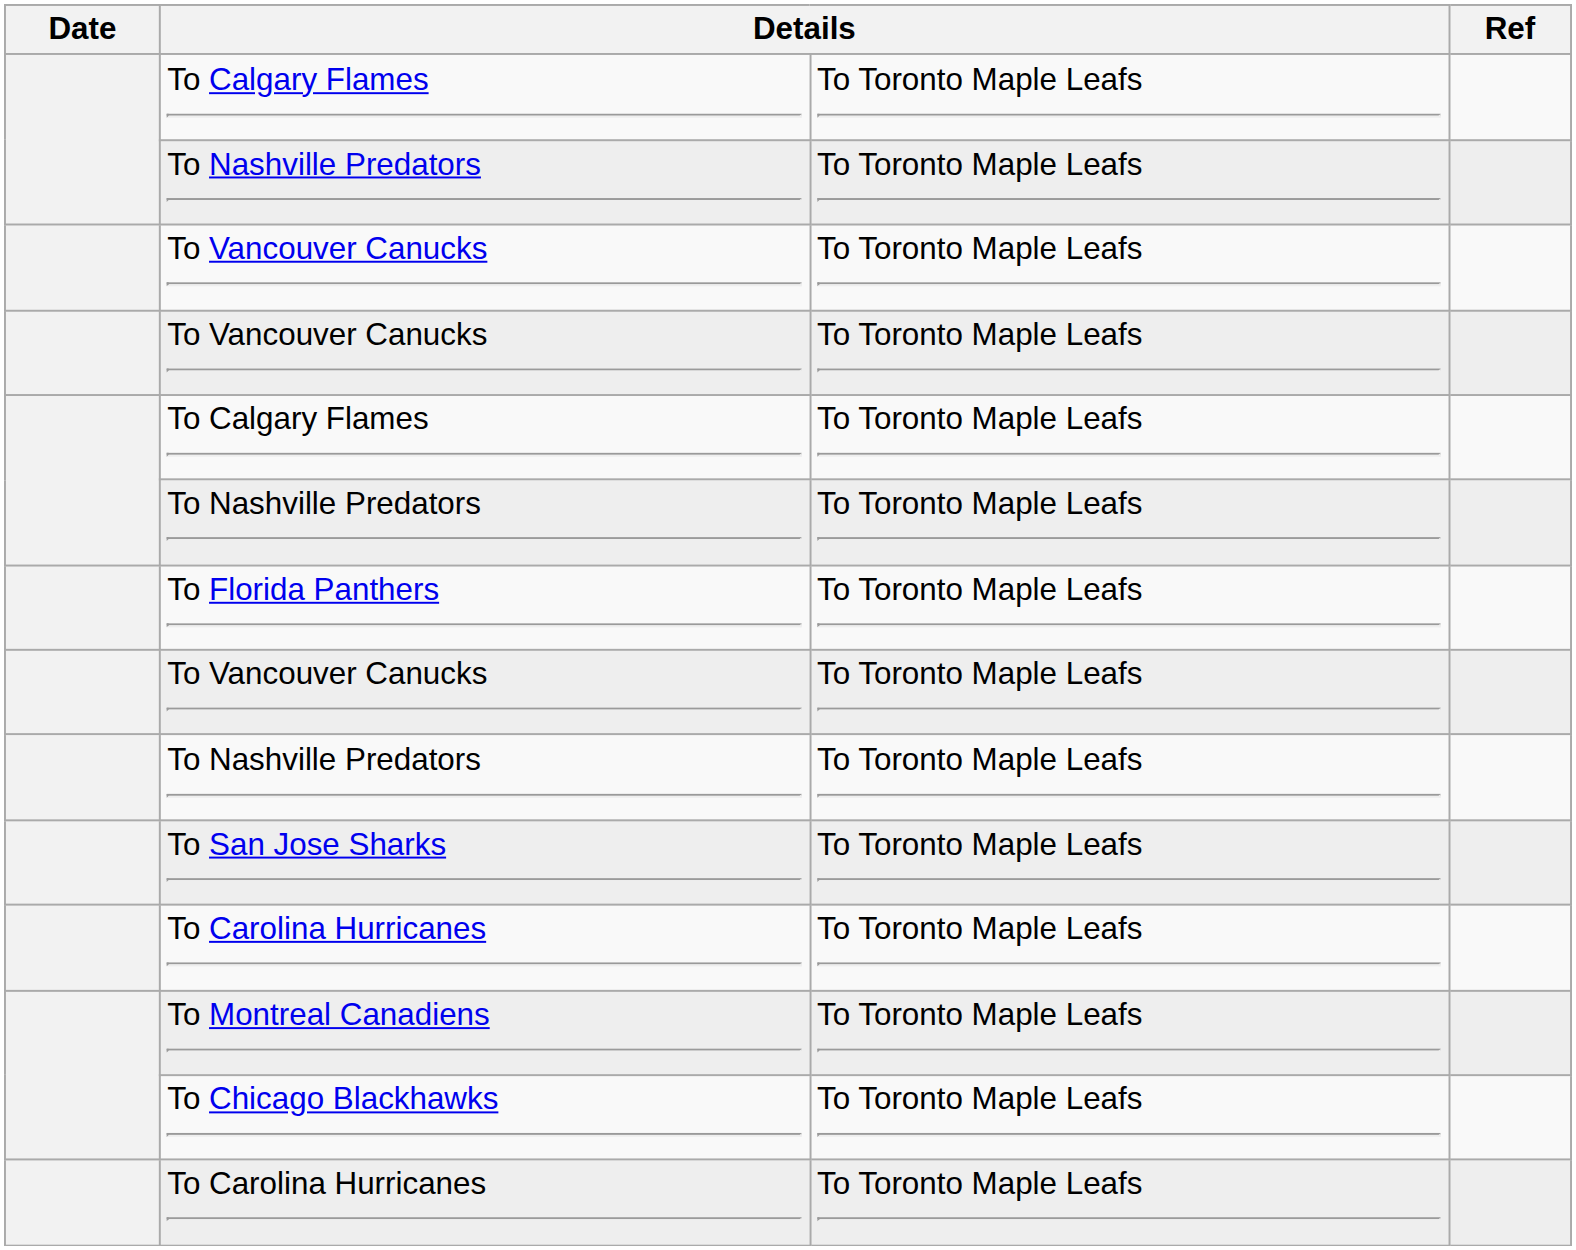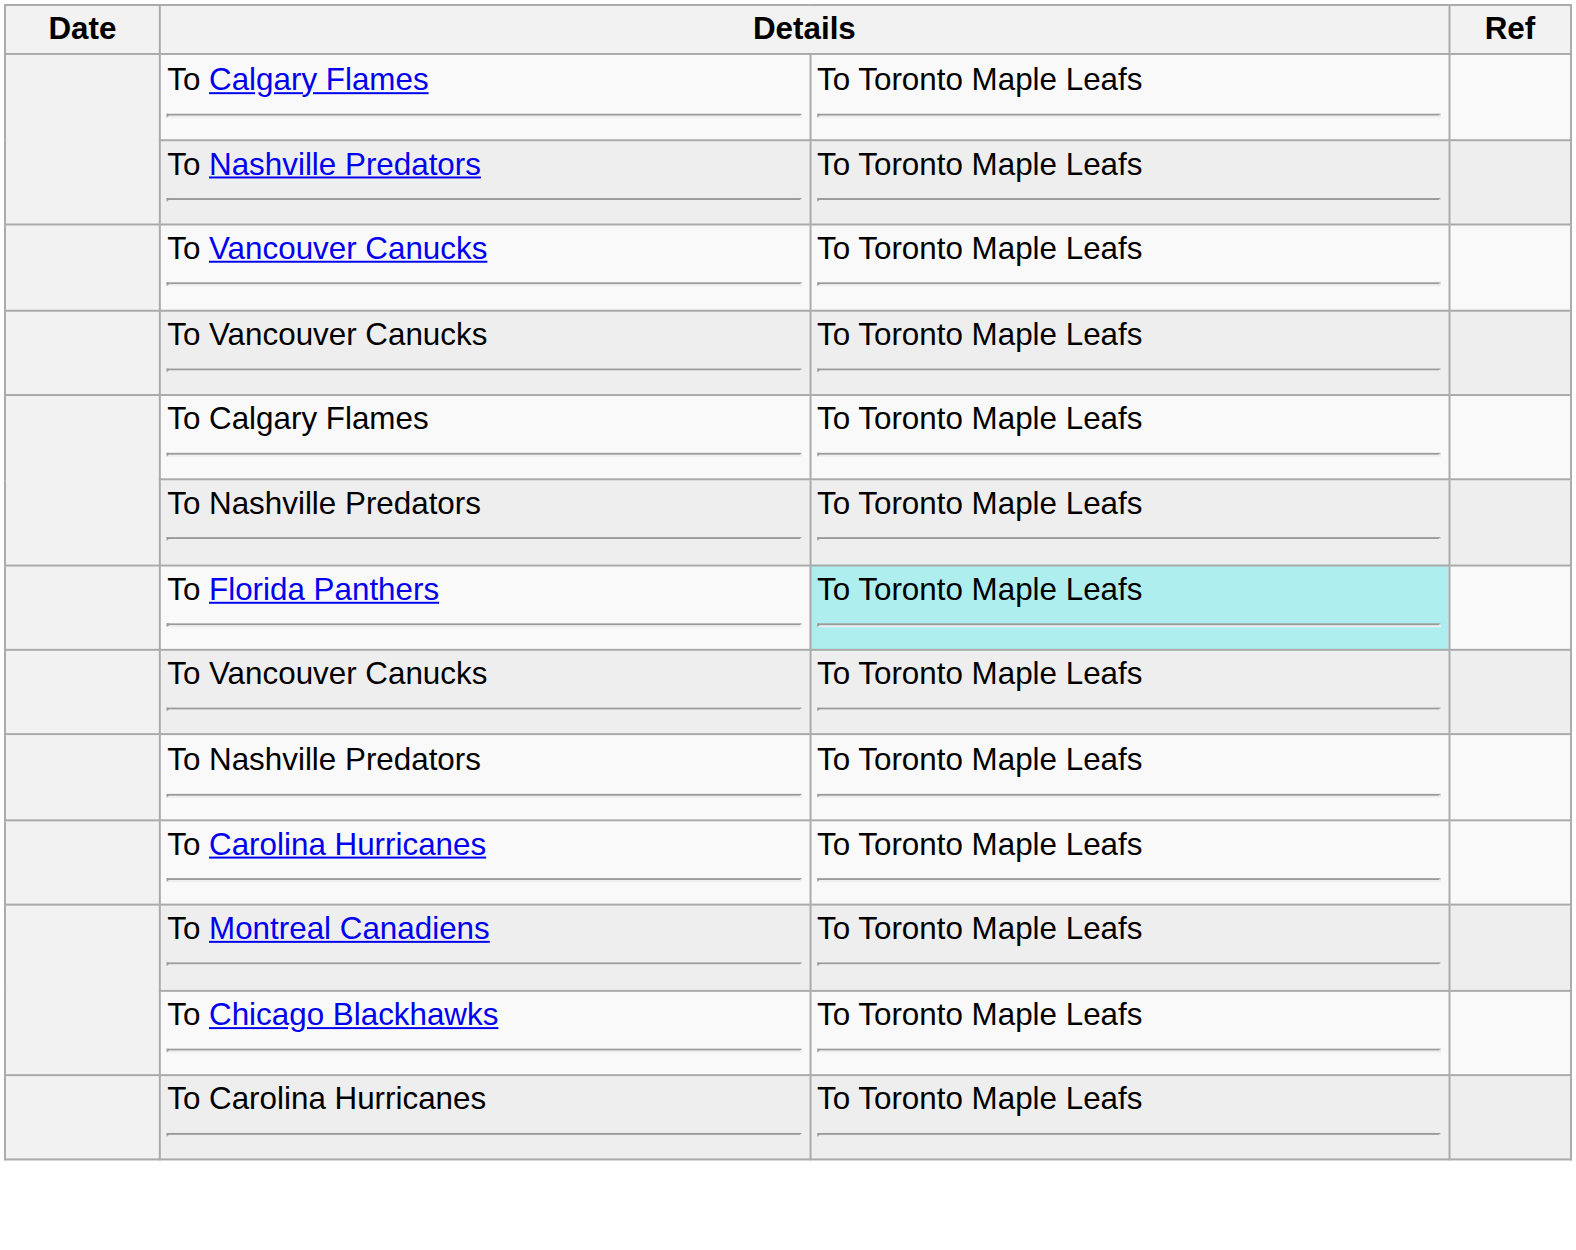(1129, 599) no background -> (1129, 599) paleturquoise background
- row: (82, 862)
